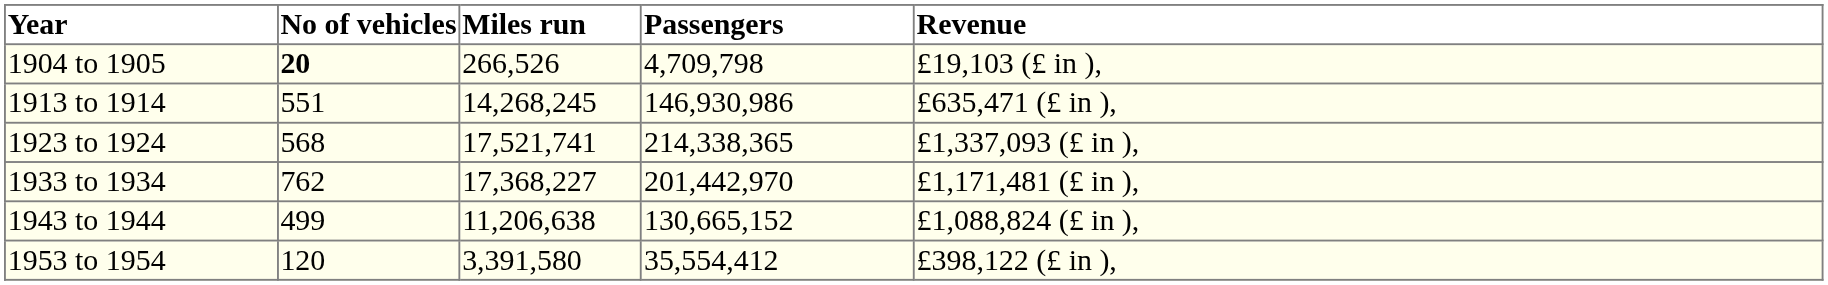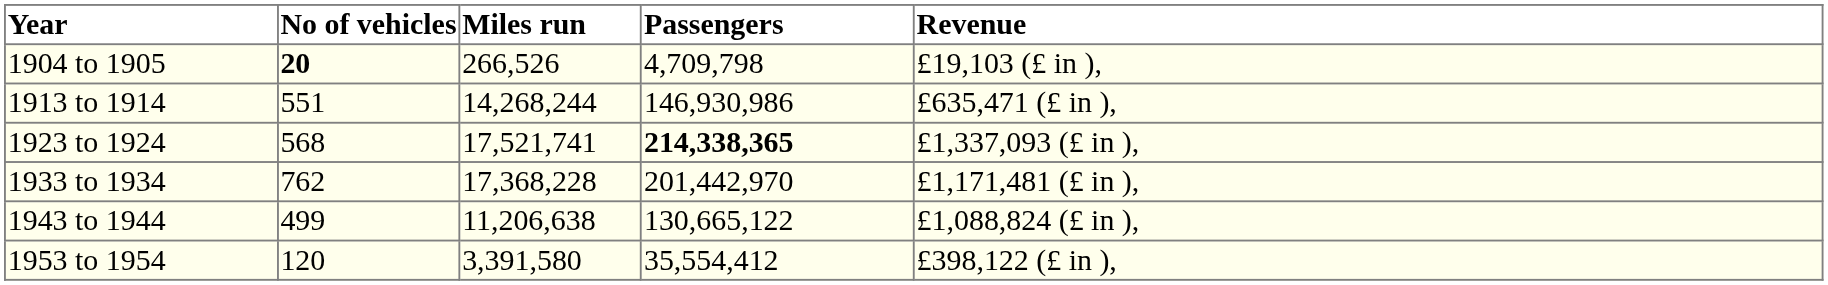(529, 102) 14,268,245 -> (529, 102) 14,268,244
(719, 141) normal -> (719, 141) bold
(529, 181) 17,368,227 -> (529, 181) 17,368,228
(719, 220) 130,665,152 -> (719, 220) 130,665,122
